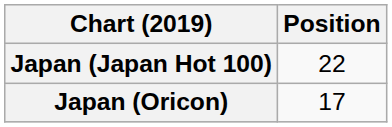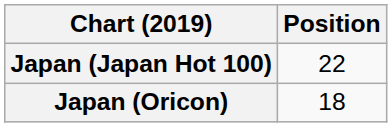(332, 102) 17 -> (332, 102) 18
